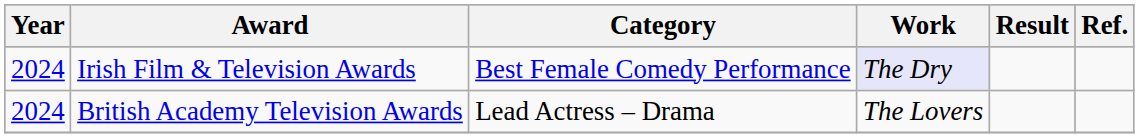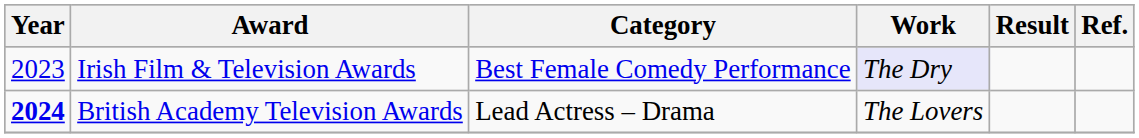(38, 68) 2024 -> (38, 68) 2023
(38, 111) normal -> (38, 111) bold
